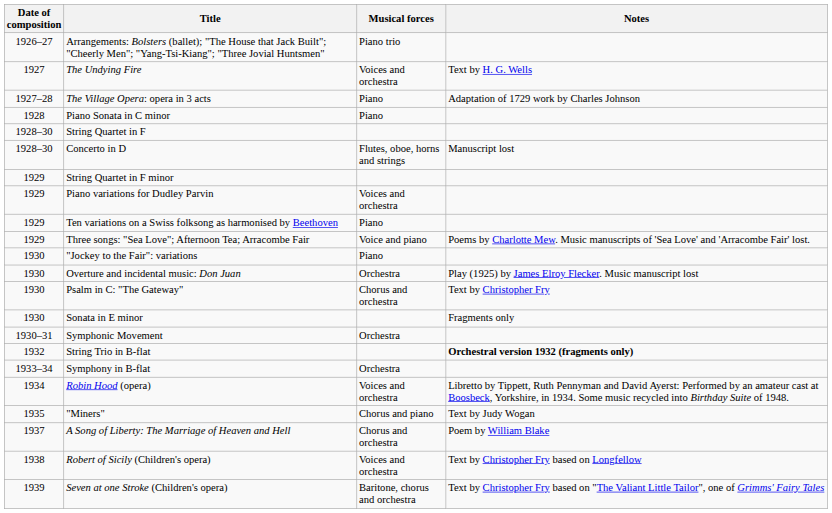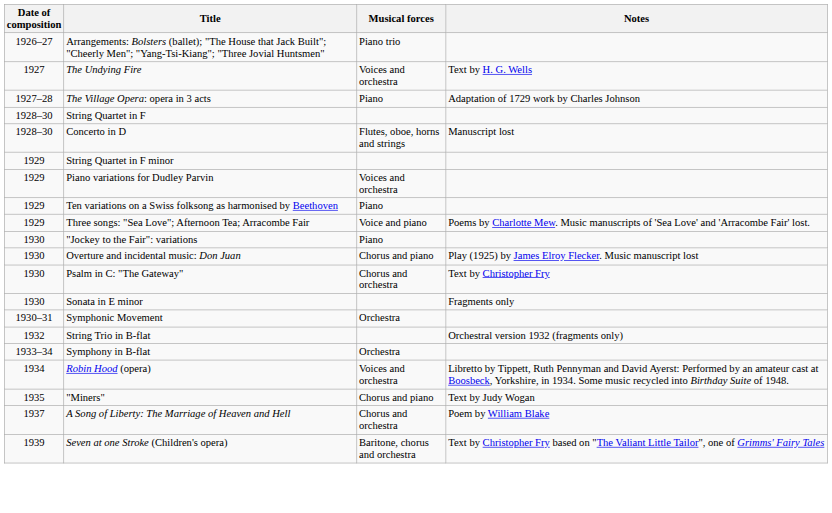- row: (118, 115)
(380, 273) Orchestra -> (396, 256) Chorus and piano
(541, 352) bold -> (536, 335) normal
- row: (138, 459)
